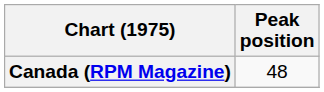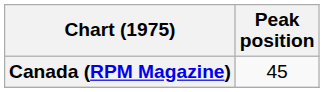(277, 71) 48 -> (277, 71) 45
